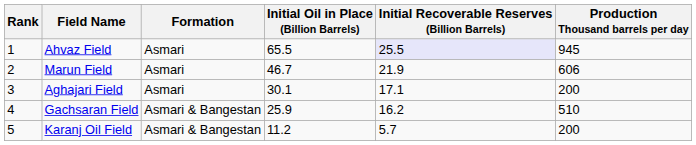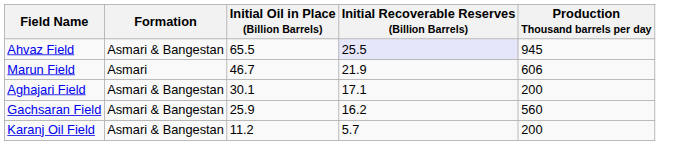- column: (23, 21)
(164, 49) Asmari -> (166, 49) Asmari & Bangestan
(164, 89) Asmari -> (166, 89) Asmari & Bangestan
(569, 110) 510 -> (532, 110) 560
